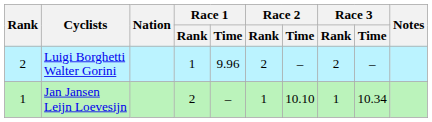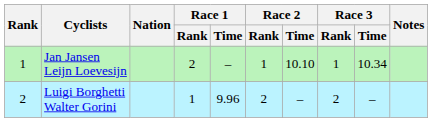rows swapped: (85, 99) <-> (85, 63)
